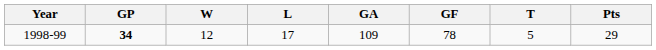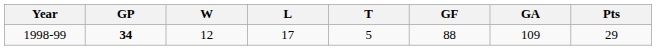columns swapped: (530, 14) <-> (369, 14)
(450, 34) 78 -> (450, 34) 88
